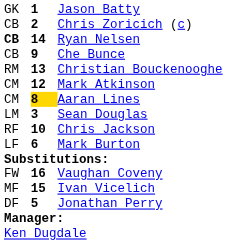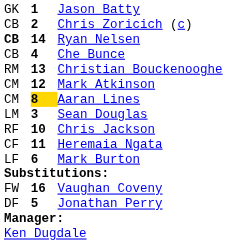(35, 54) 9 -> (35, 54) 4
+ row: (110, 144)
- row: (106, 189)
